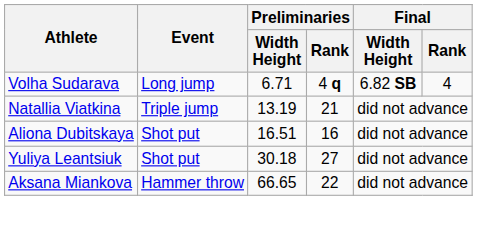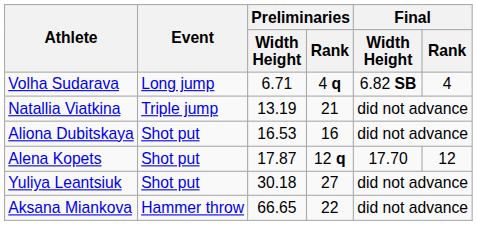(277, 134) 16.51 -> (277, 134) 16.53
+ row: (55, 159)
